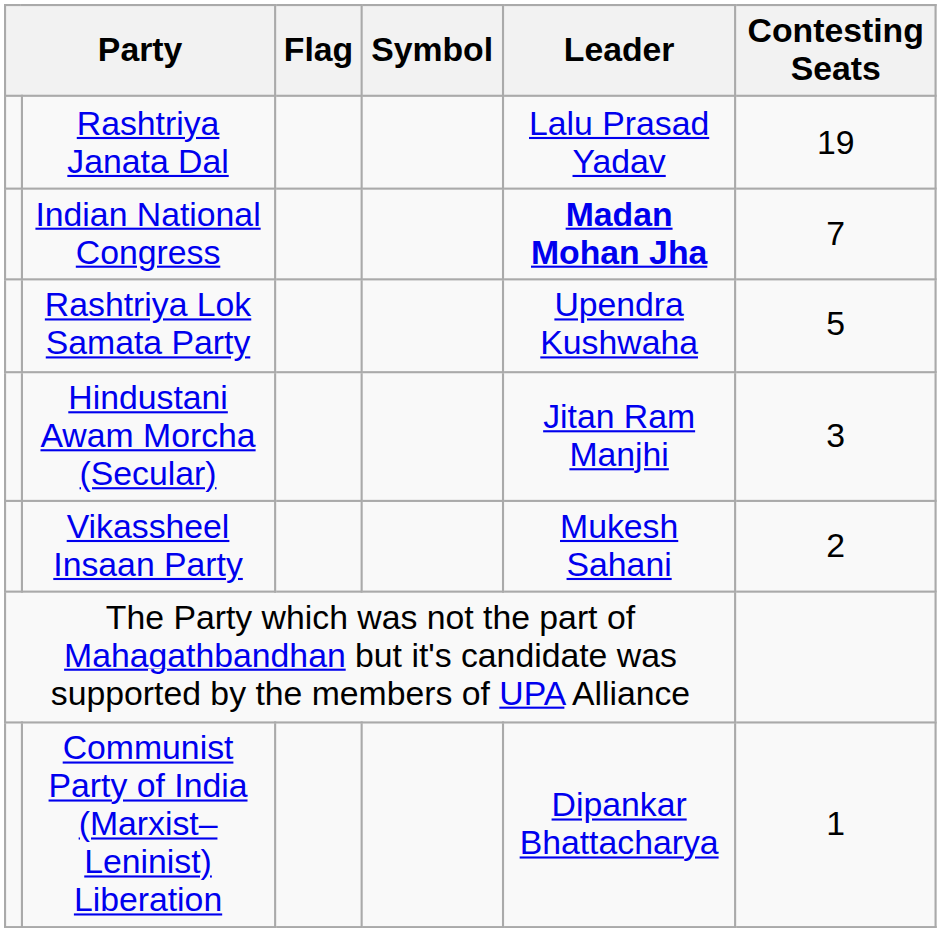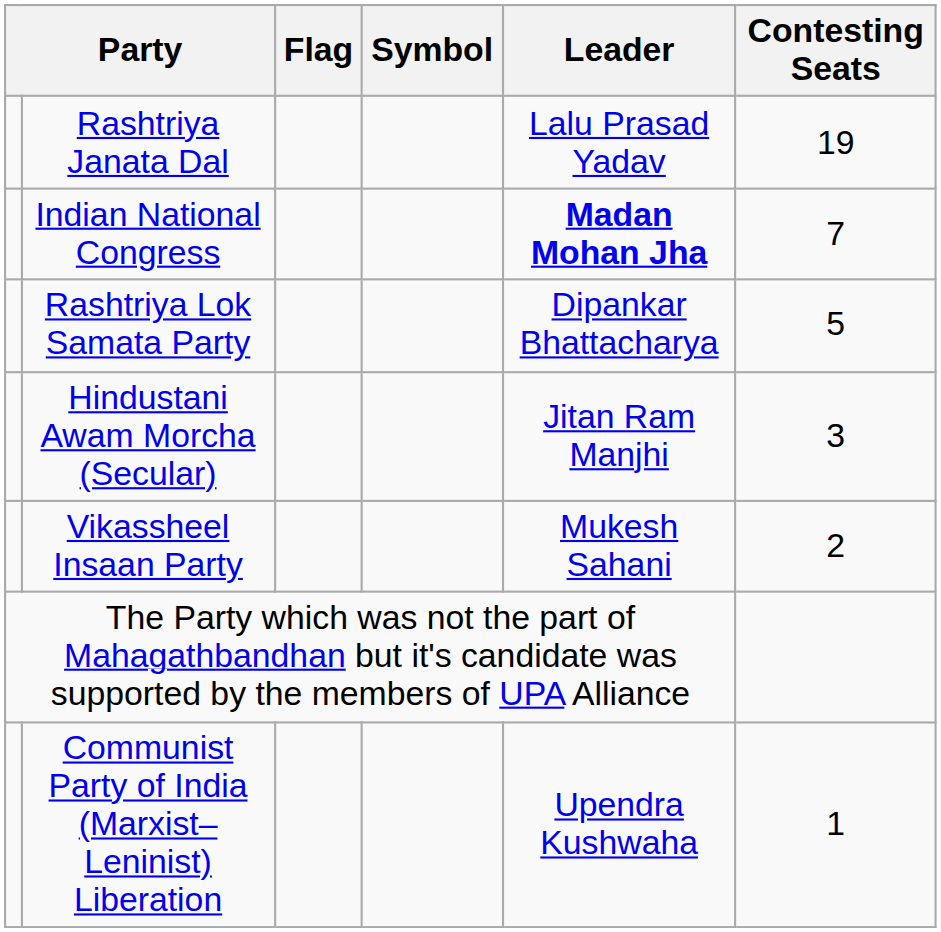(619, 324) Upendra Kushwaha -> (619, 324) Dipankar Bhattacharya
(619, 823) Dipankar Bhattacharya -> (619, 823) Upendra Kushwaha
